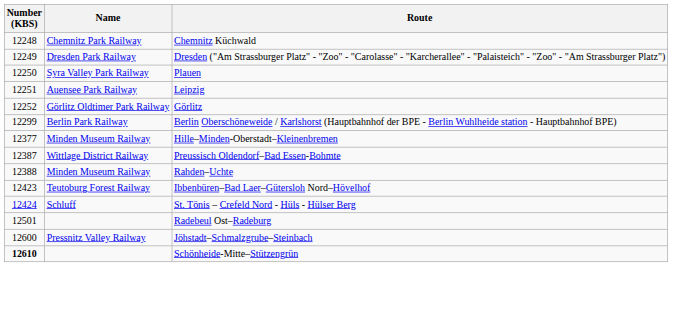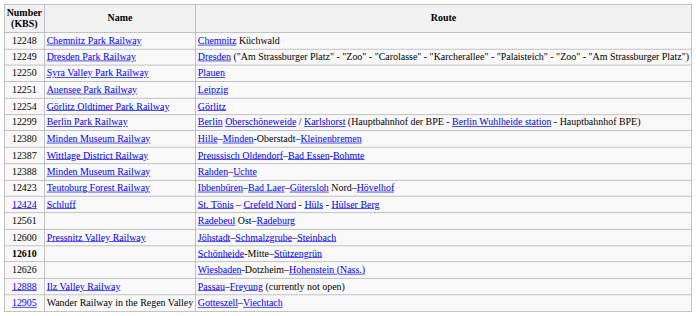(24, 106) 12252 -> (24, 106) 12254
(24, 139) 12377 -> (24, 139) 12380
(24, 221) 12501 -> (24, 221) 12561
+ row: (281, 270)
+ row: (271, 287)
+ row: (240, 303)
